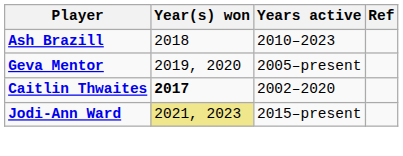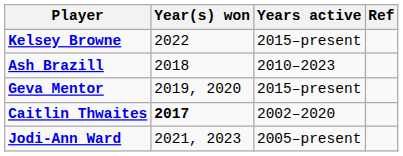+ row: (65, 41)
(309, 65) 2005–present -> (309, 90) 2015–present
(198, 114) khaki background -> (198, 138) no background
(309, 114) 2015–present -> (309, 138) 2005–present
